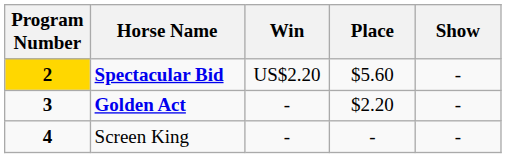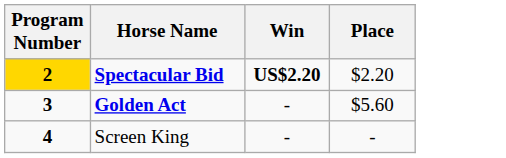- column: (458, 31)
(287, 74) normal -> (287, 74) bold
(372, 74) $5.60 -> (372, 74) $2.20
(372, 105) $2.20 -> (372, 105) $5.60
